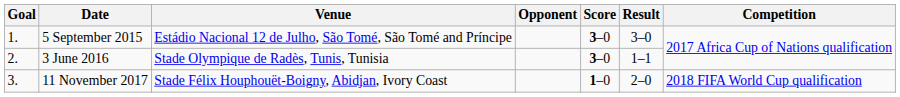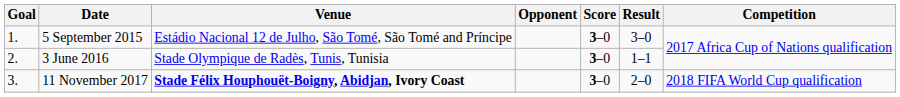(301, 80) normal -> (309, 80) bold
(600, 80) 1–0 -> (600, 80) 3–0
